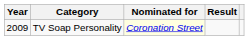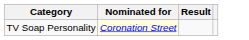- column: (17, 12)
